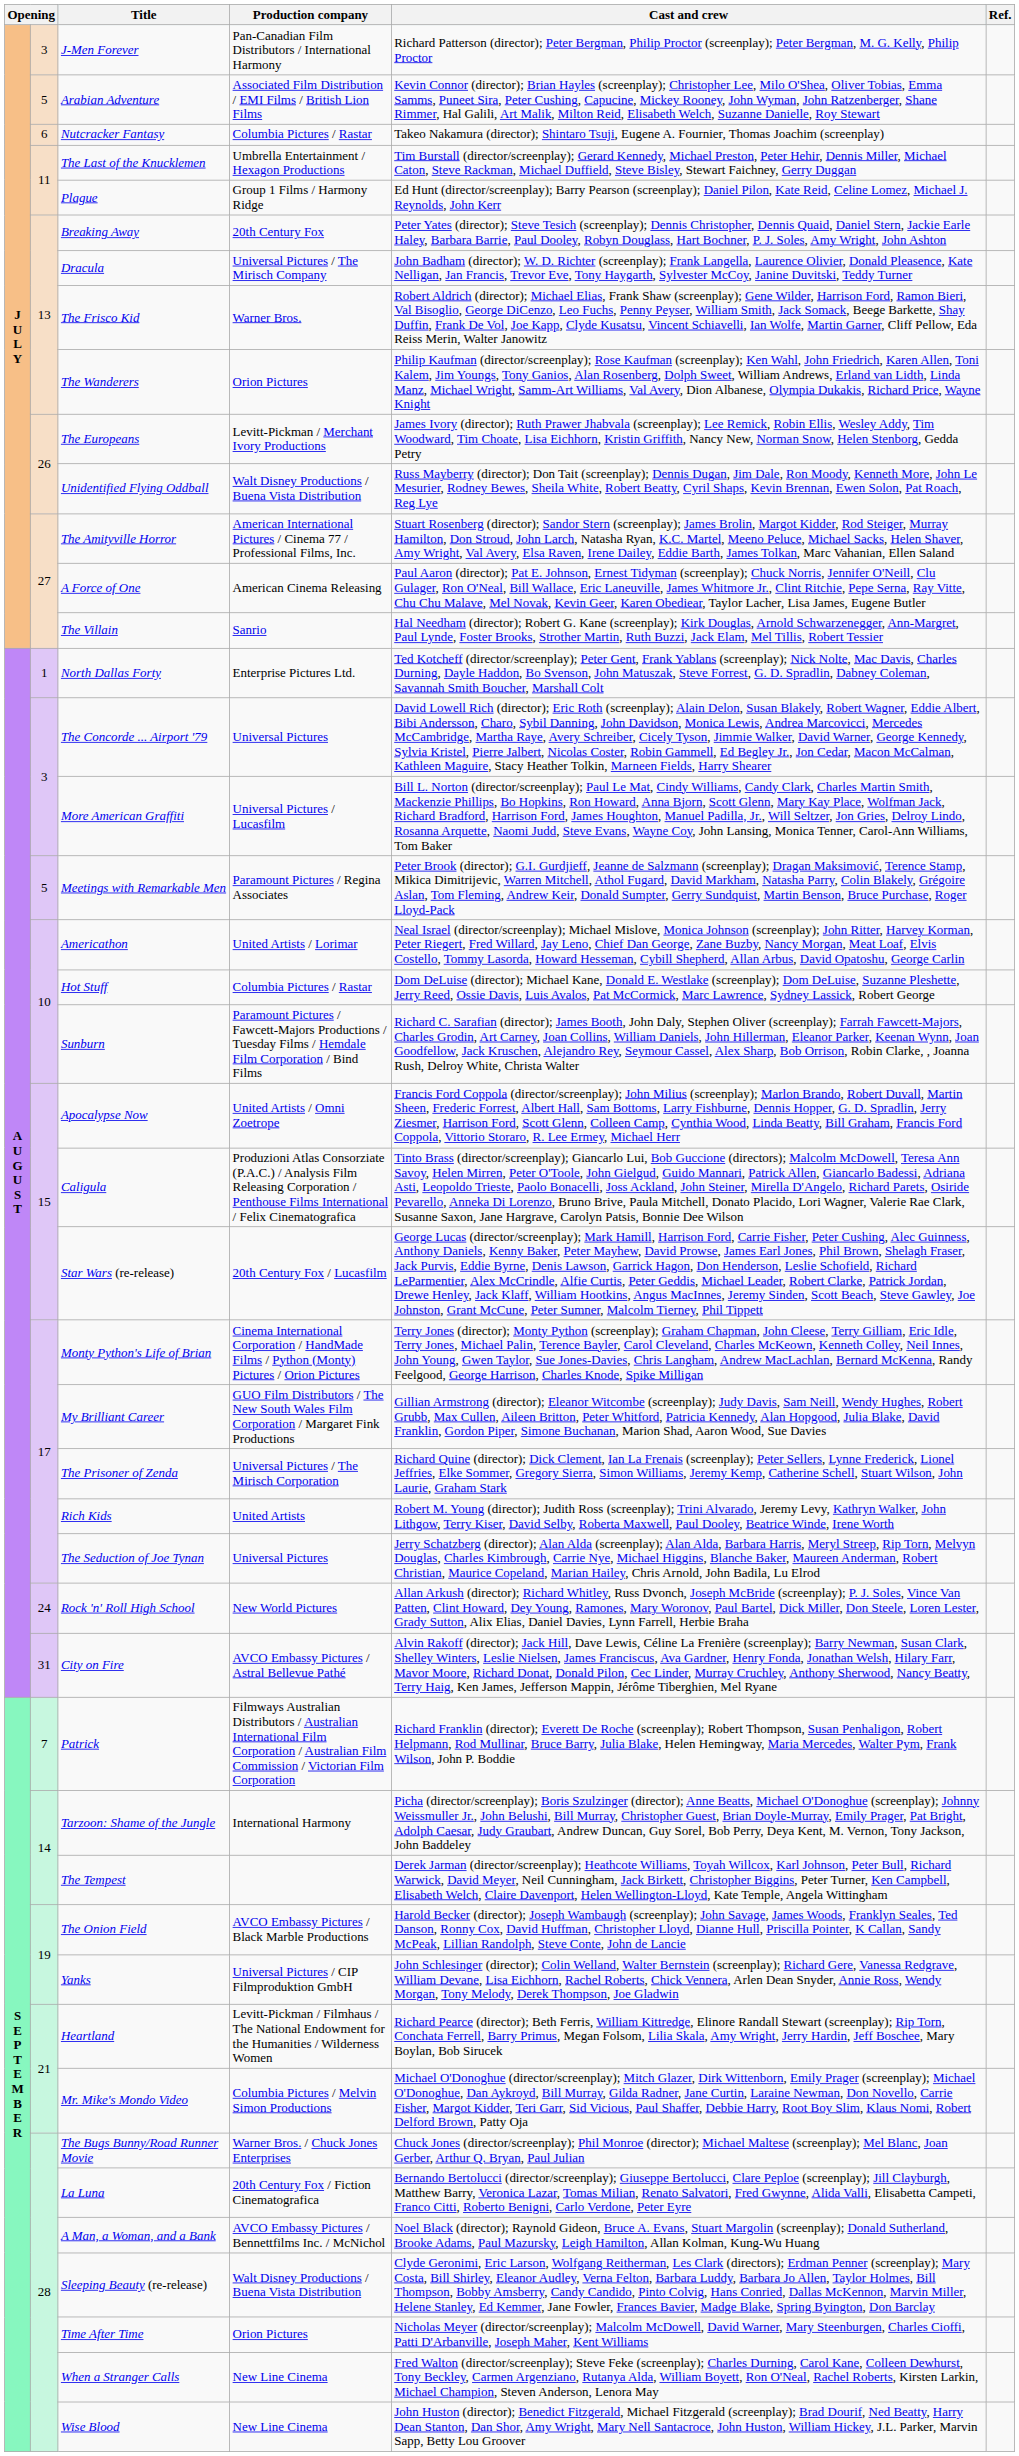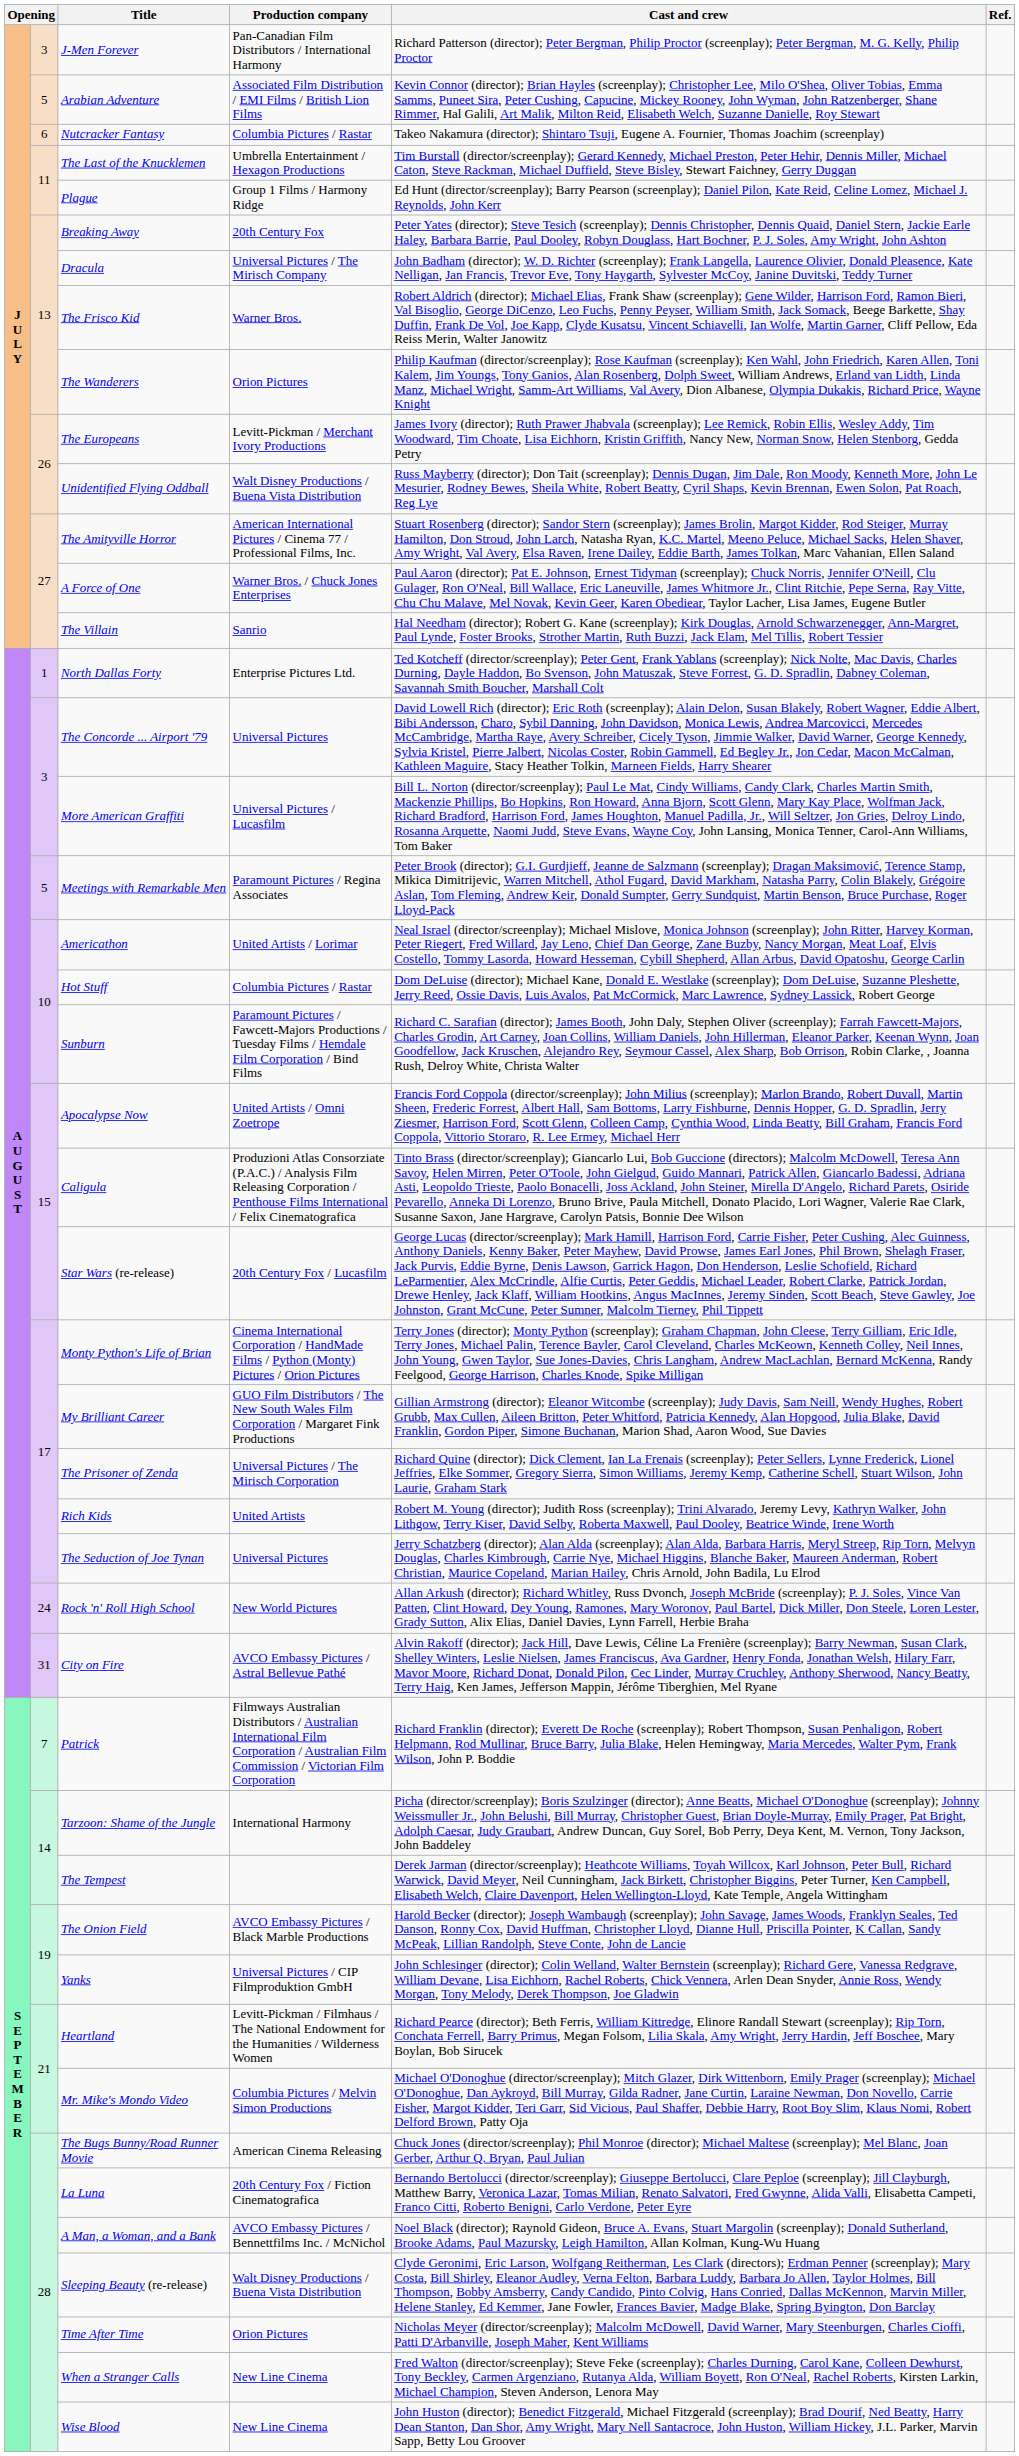(307, 588) American Cinema Releasing -> (305, 588) Warner Bros. / Chuck Jones Enterprises
(305, 2150) Warner Bros. / Chuck Jones Enterprises -> (307, 2150) American Cinema Releasing
